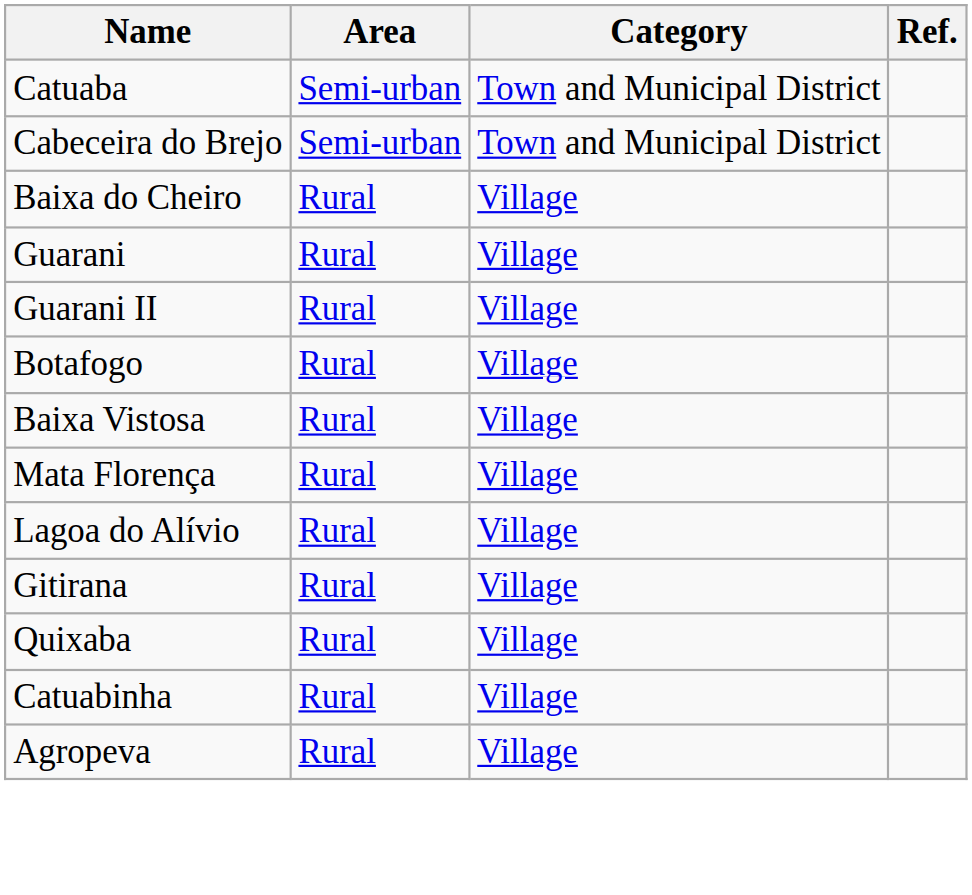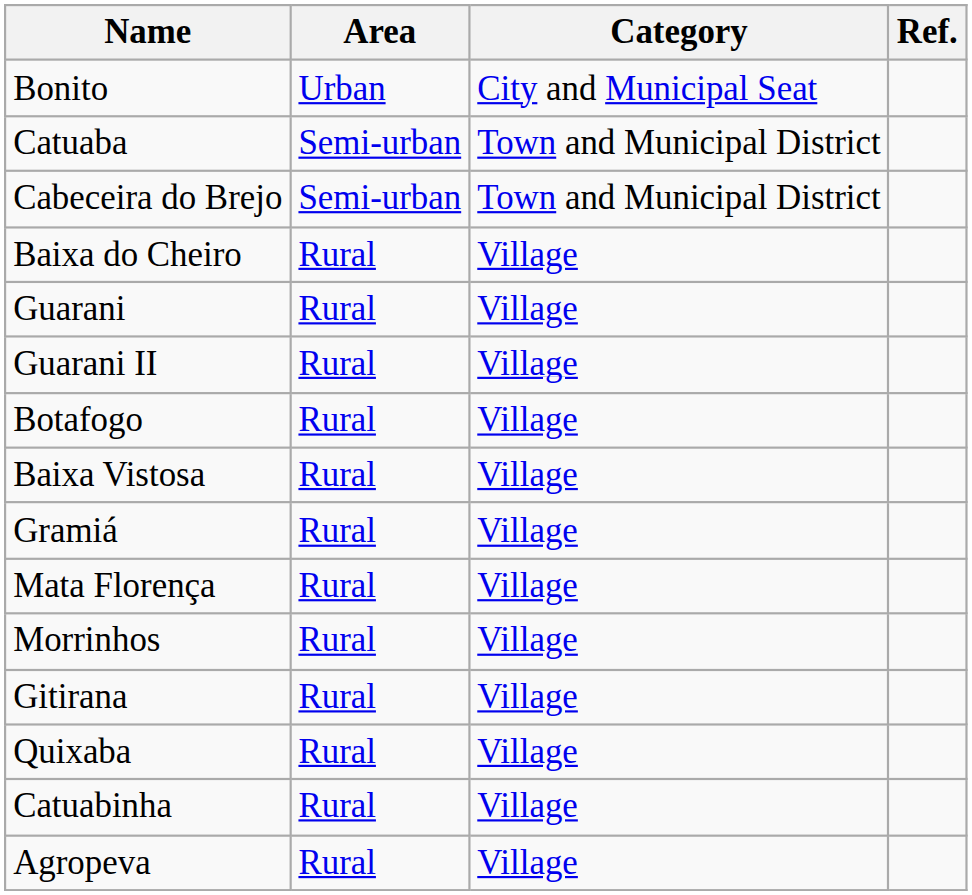+ row: (61, 87)
+ row: (65, 530)
+ row: (87, 640)
- row: (126, 530)
